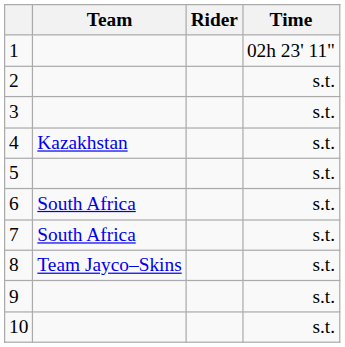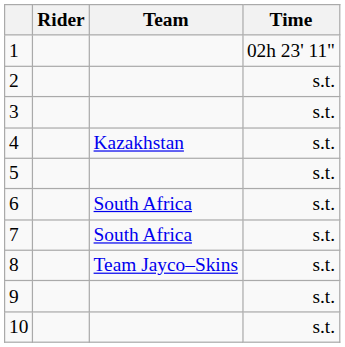columns swapped: (214, 19) <-> (110, 19)
